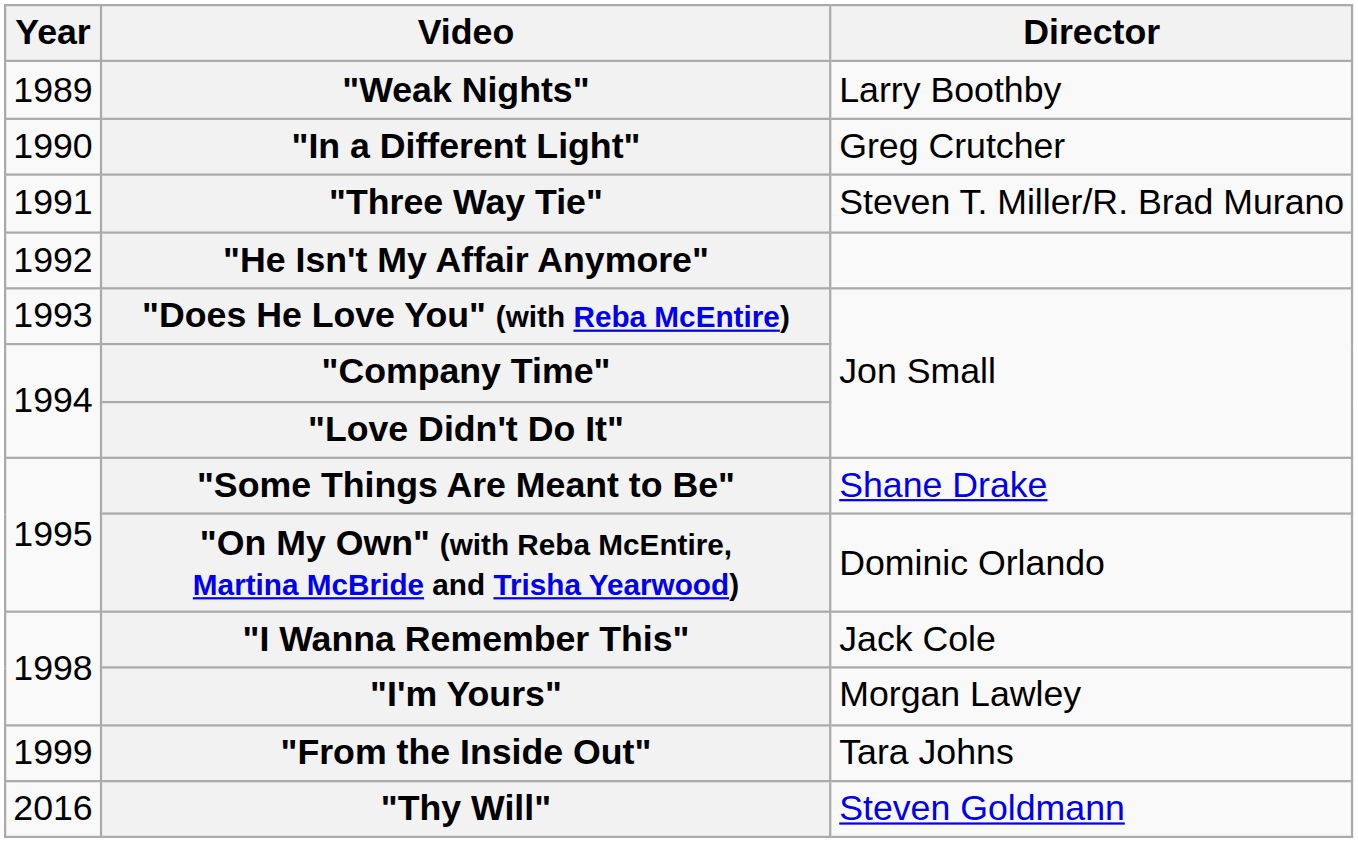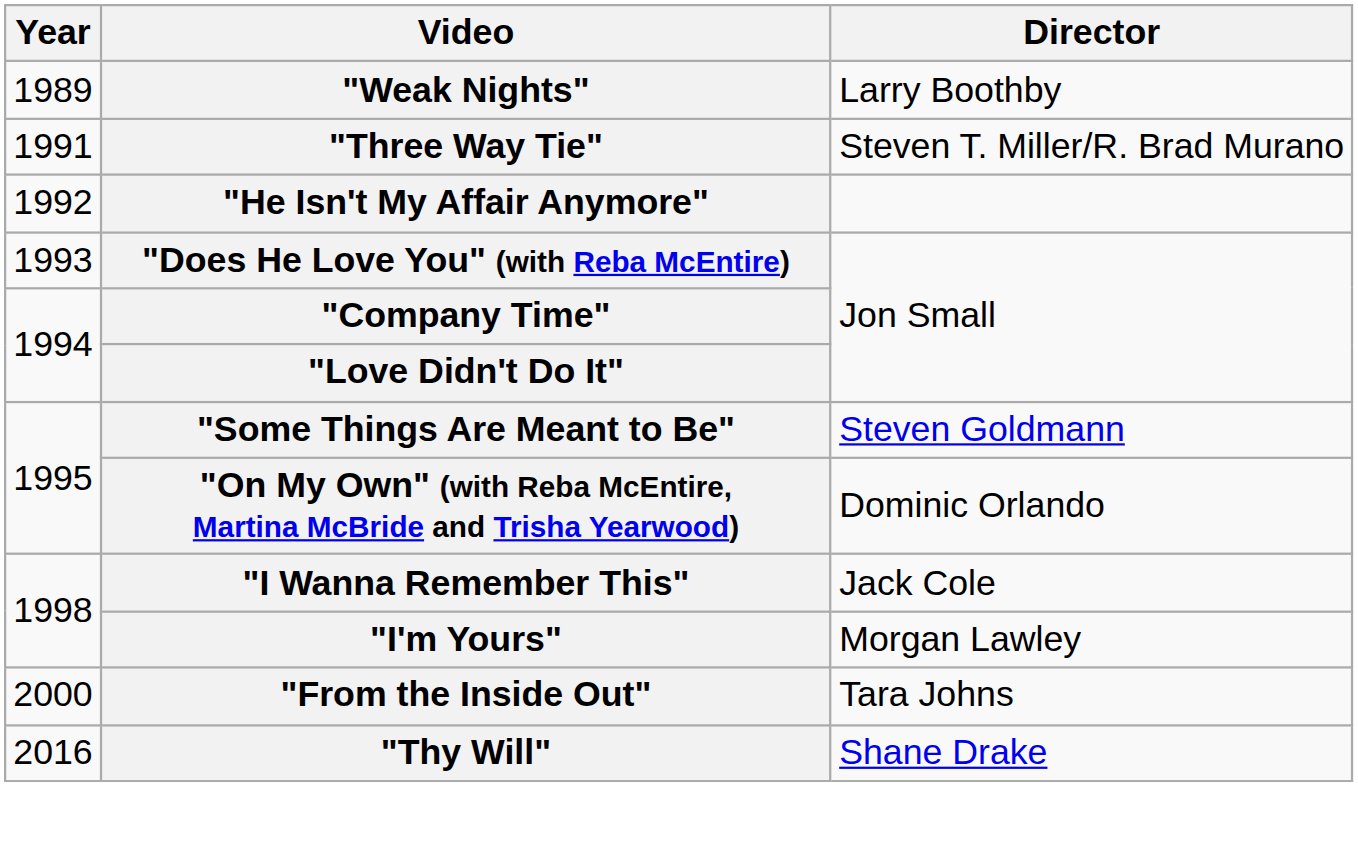- row: (466, 145)
(943, 485) Shane Drake -> (982, 428) Steven Goldmann
(53, 751) 1999 -> (53, 695) 2000
(982, 808) Steven Goldmann -> (943, 751) Shane Drake
